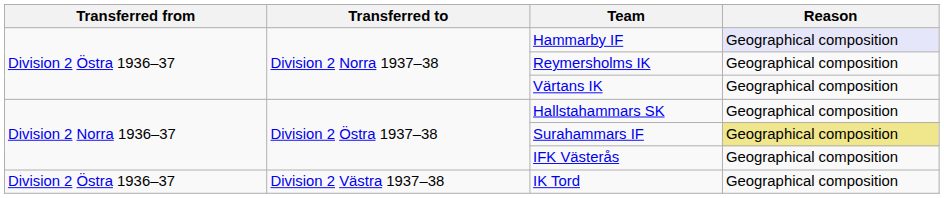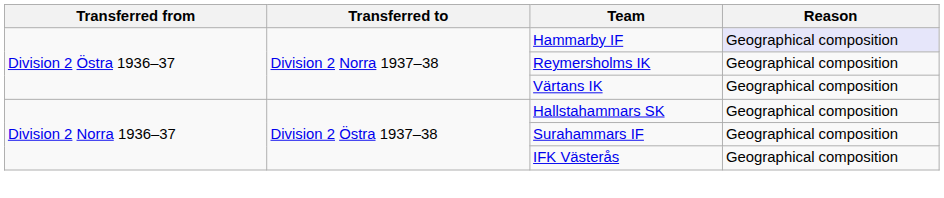(812, 134) khaki background -> (812, 134) no background
- row: (557, 181)
